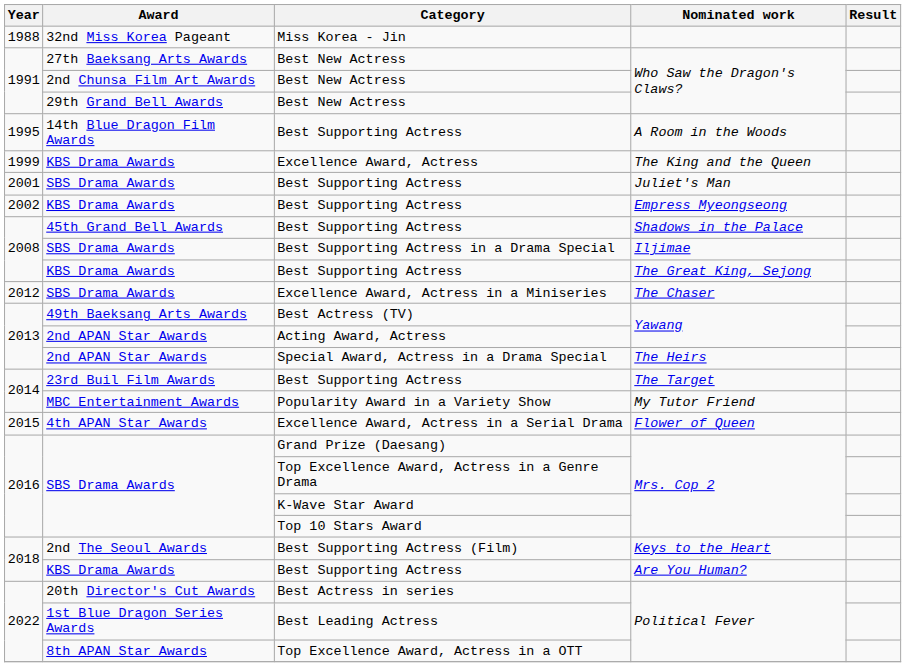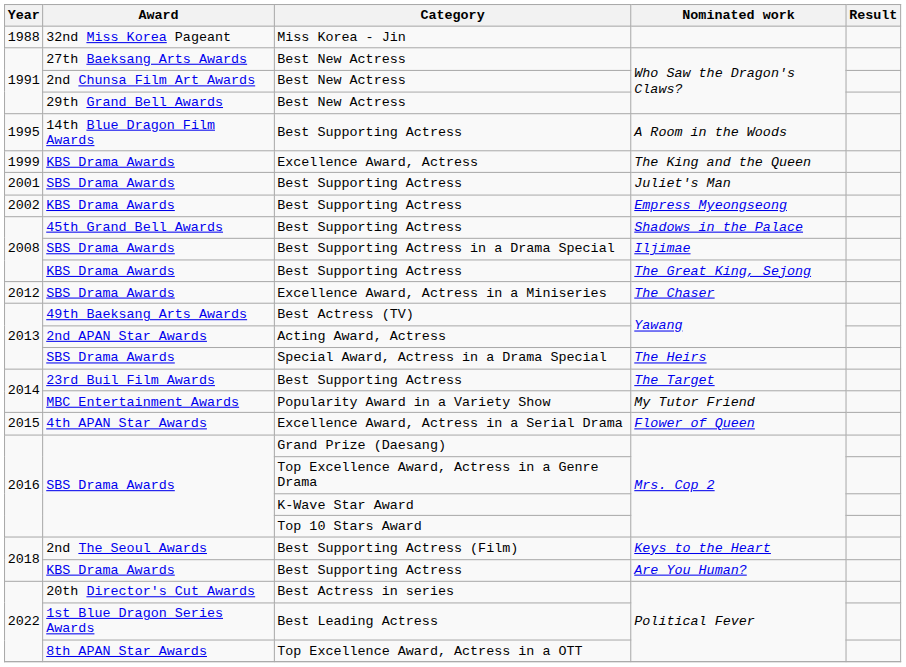(127, 358) 2nd APAN Star Awards -> (111, 358) SBS Drama Awards
